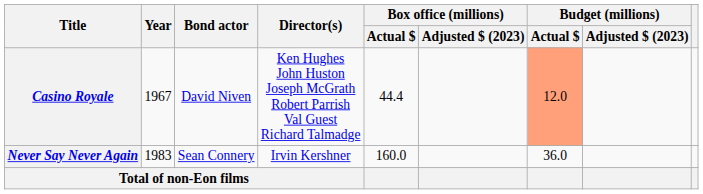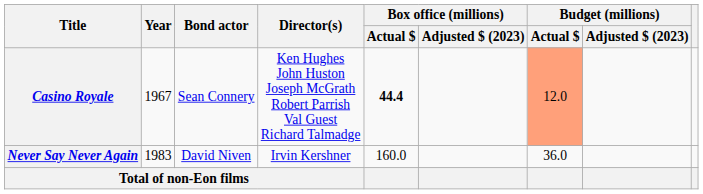(216, 96) David Niven -> (216, 96) Sean Connery
(391, 96) normal -> (391, 96) bold
(216, 156) Sean Connery -> (216, 156) David Niven
